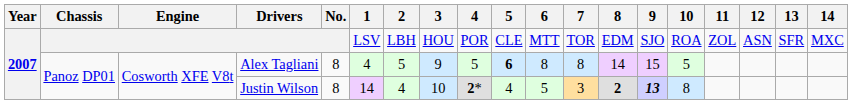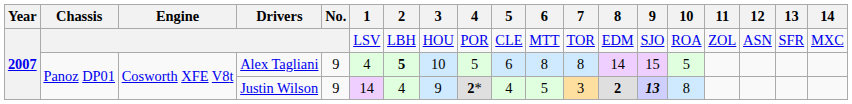(336, 64) 8 -> (336, 64) 9
(401, 64) normal -> (401, 64) bold
(438, 64) 9 -> (438, 64) 10
(509, 64) bold -> (509, 64) normal
(336, 88) 8 -> (336, 88) 9
(438, 88) 10 -> (438, 88) 9
